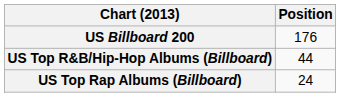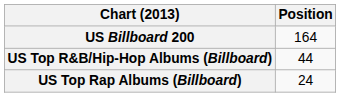(306, 37) 176 -> (306, 37) 164
